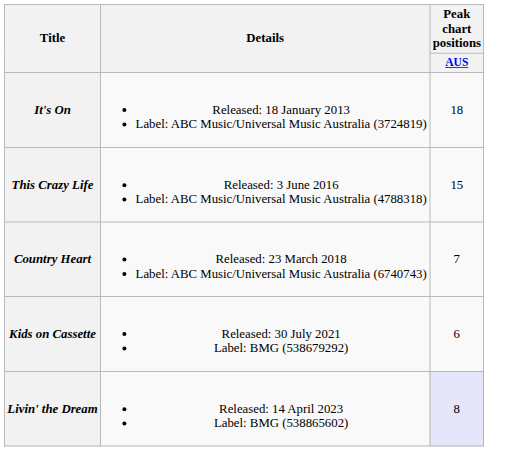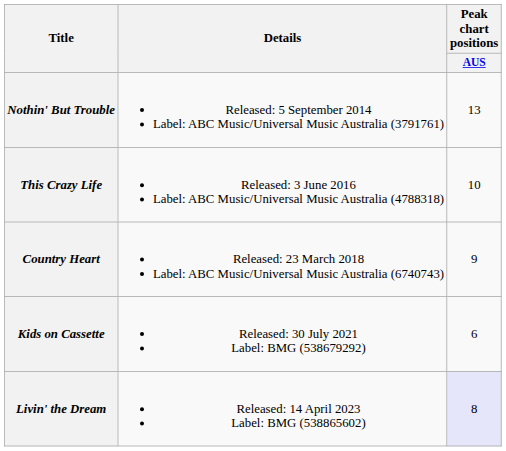- row: (53, 109)
+ row: (61, 109)
(457, 184) 15 -> (474, 184) 10
(457, 259) 7 -> (474, 259) 9
